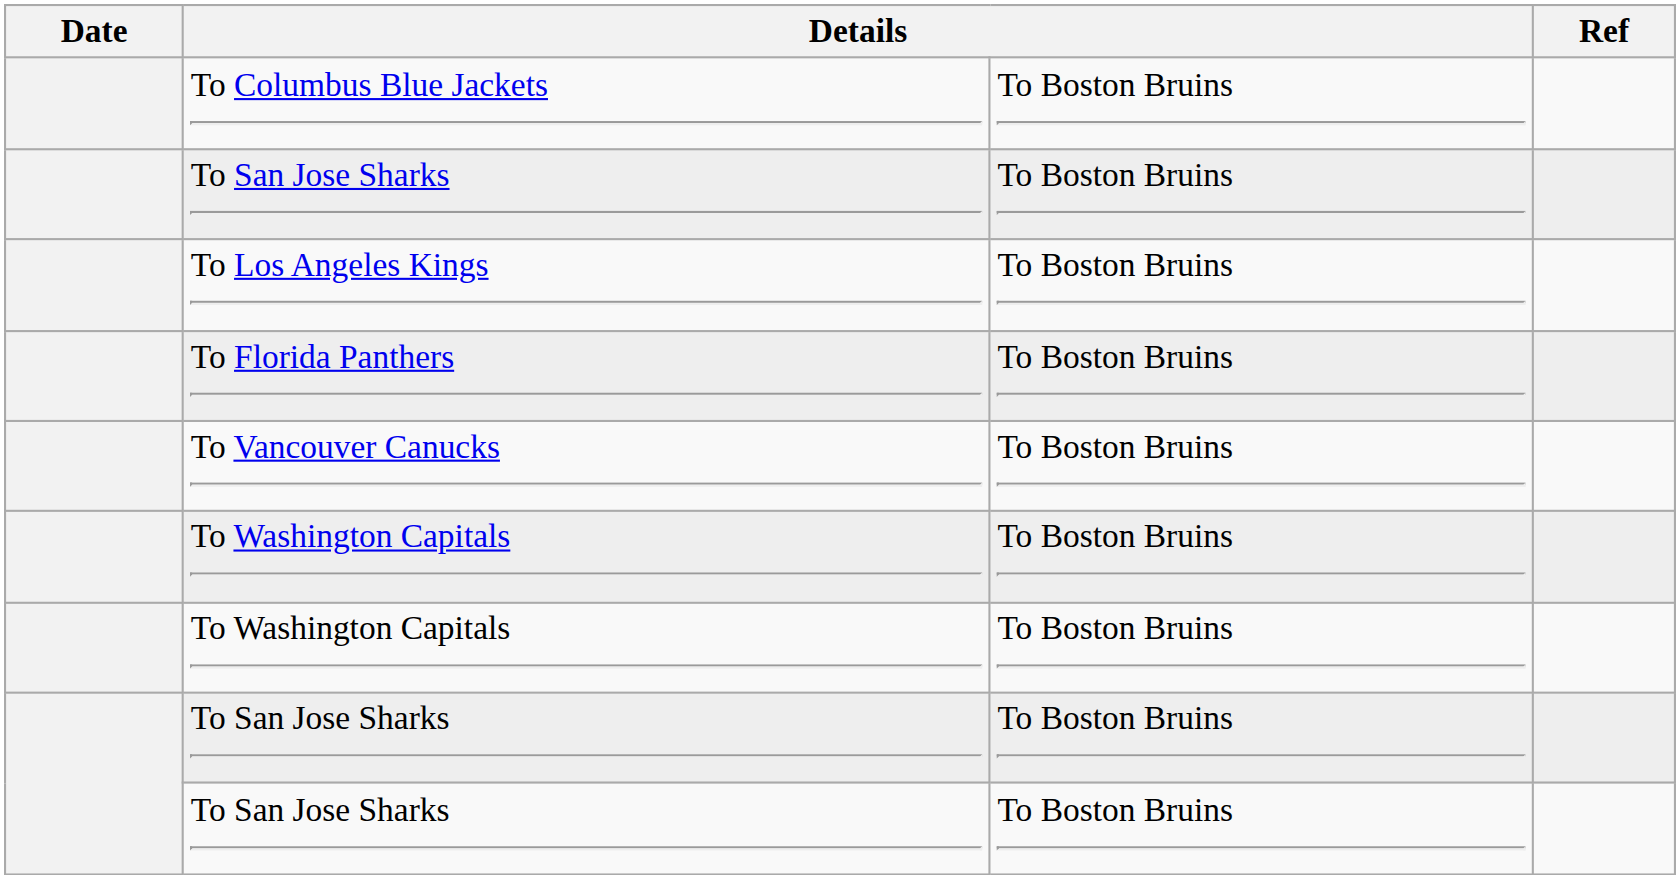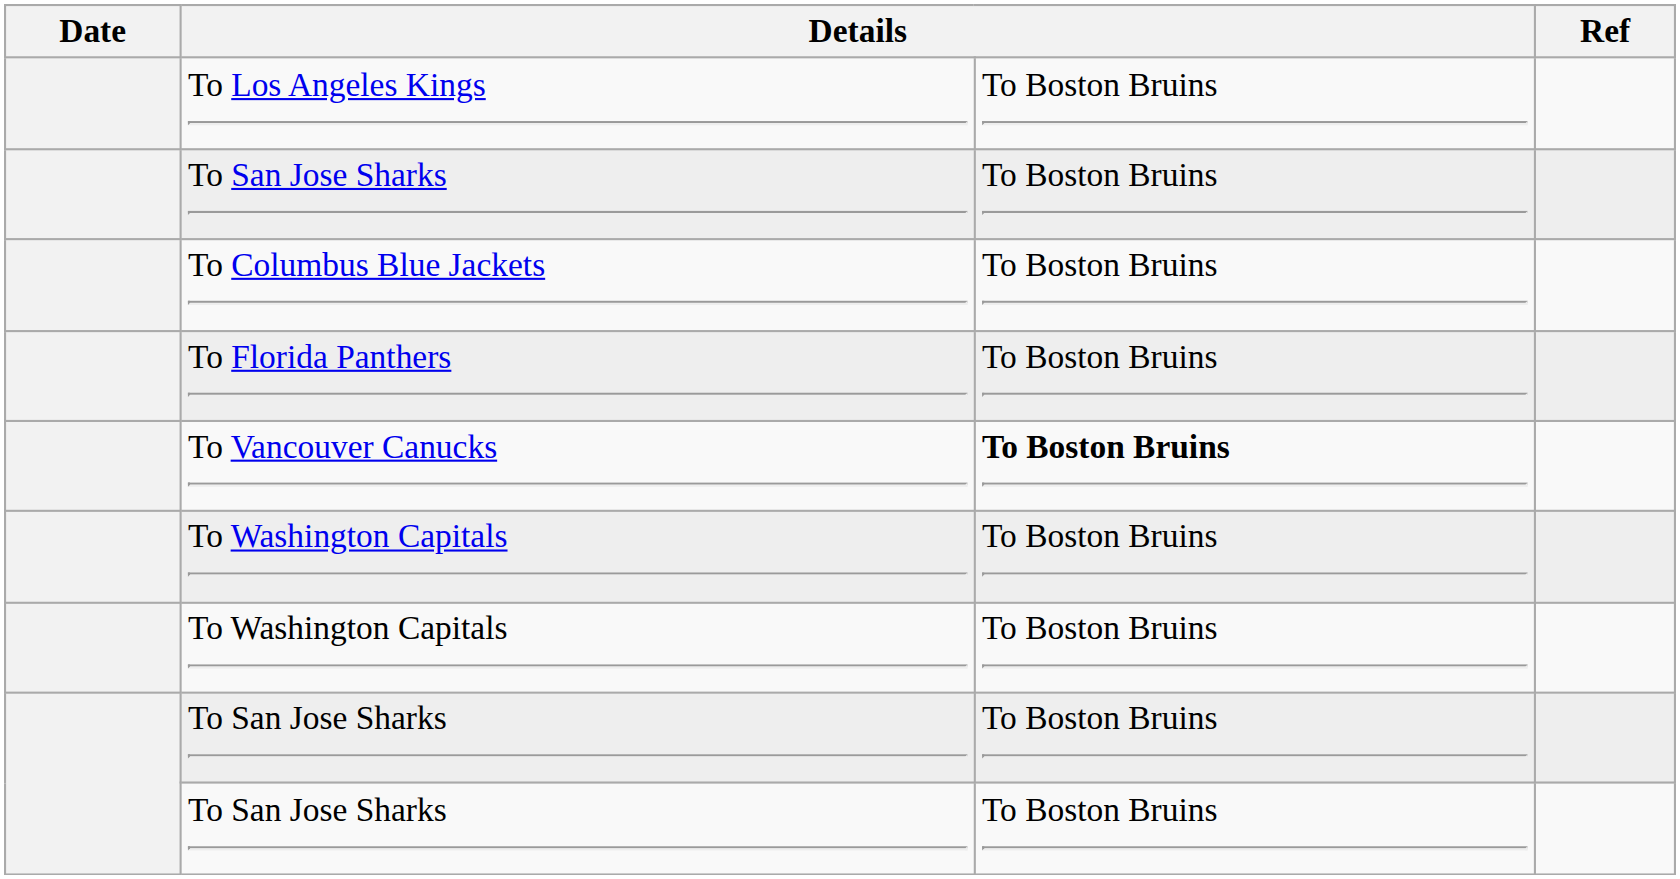rows swapped: (94, 285) <-> (94, 103)
(1261, 458) normal -> (1255, 458) bold
